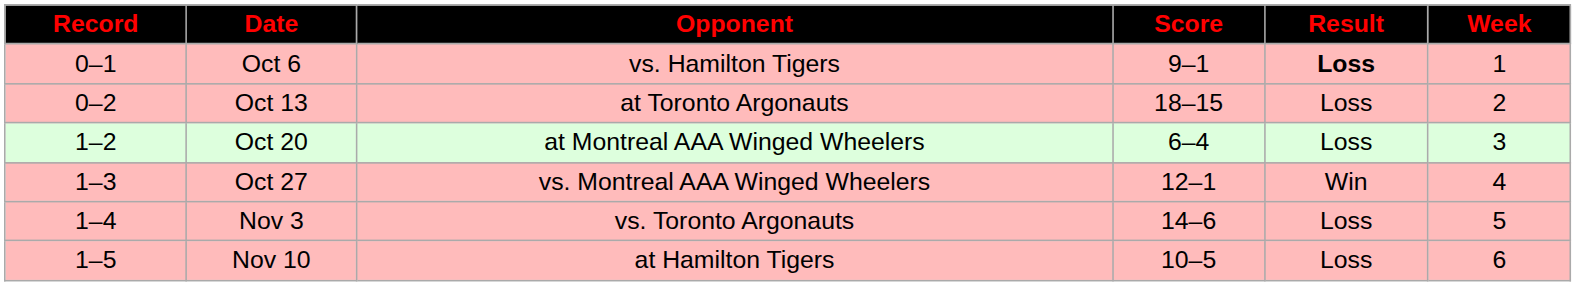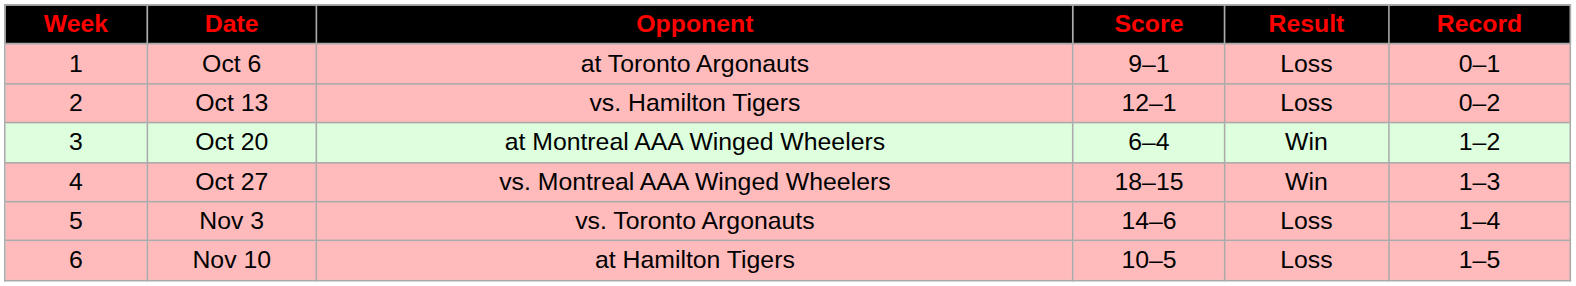columns swapped: (1499, 24) <-> (96, 24)
(734, 63) vs. Hamilton Tigers -> (695, 63) at Toronto Argonauts
(1346, 63) bold -> (1306, 63) normal
(735, 102) at Toronto Argonauts -> (695, 102) vs. Hamilton Tigers
(1189, 102) 18–15 -> (1149, 102) 12–1
(1346, 142) Loss -> (1306, 142) Win
(1189, 181) 12–1 -> (1149, 181) 18–15
